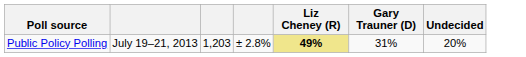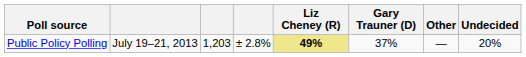+ column: (441, 25)
(386, 43) 31% -> (386, 43) 37%
